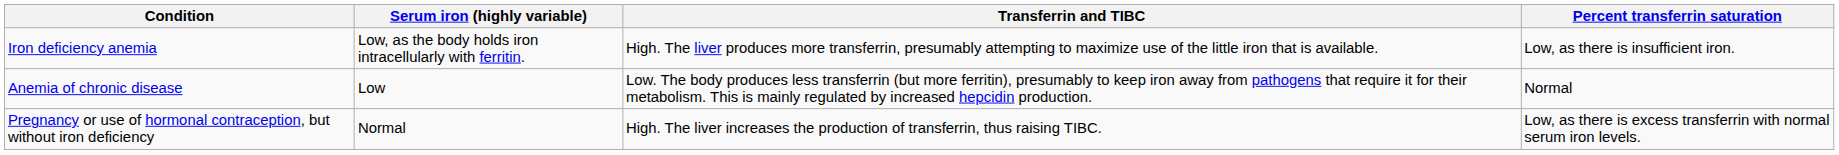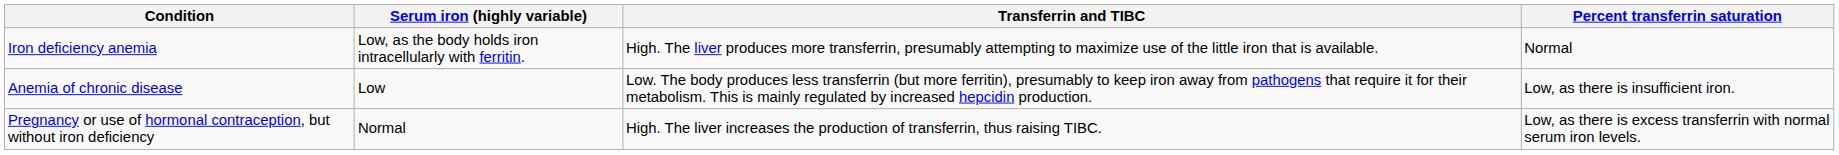(1630, 48) Low, as there is insufficient iron. -> (1548, 48) Normal
(1548, 88) Normal -> (1630, 88) Low, as there is insufficient iron.
